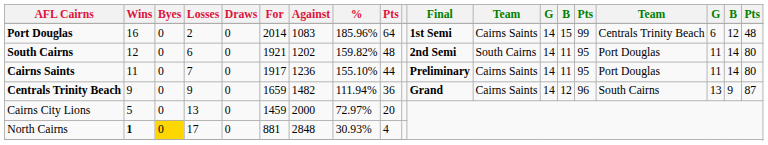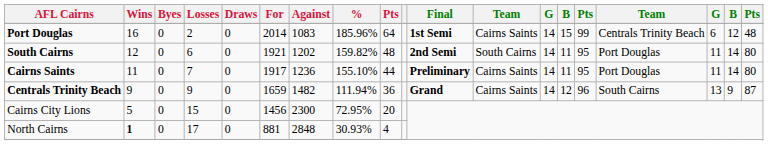(193, 110) 13 -> (193, 110) 15
(275, 110) 1459 -> (275, 110) 1456
(303, 110) 2000 -> (303, 110) 2300
(354, 110) 72.97% -> (354, 110) 72.95%
(161, 129) gold background -> (161, 129) no background
